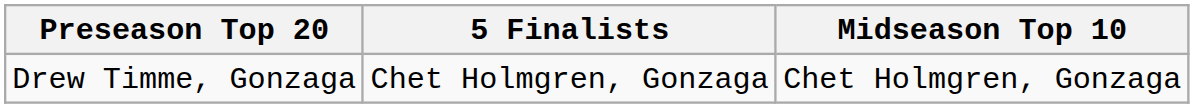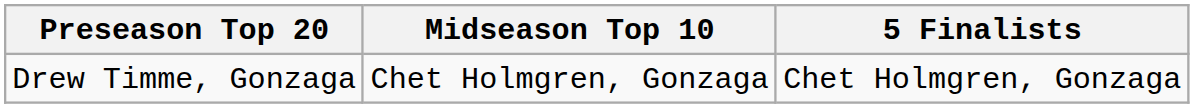columns swapped: (982, 30) <-> (570, 30)
